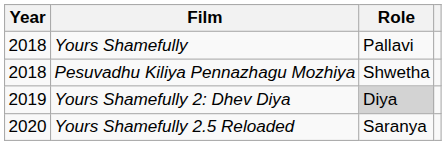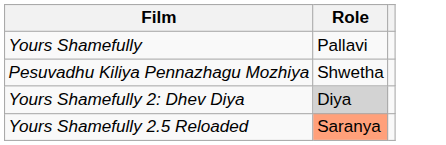- column: (28, 18)
(395, 126) no background -> (349, 126) lightsalmon background
